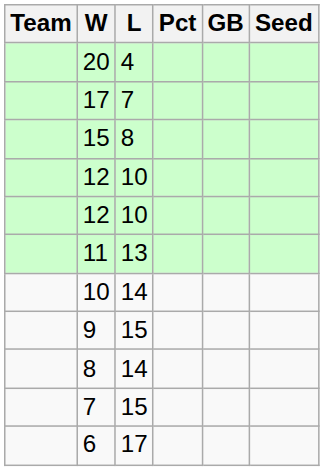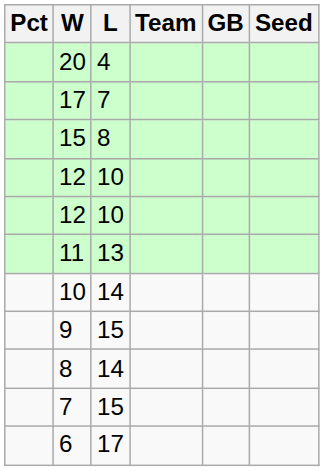columns swapped: (41, 23) <-> (178, 23)
